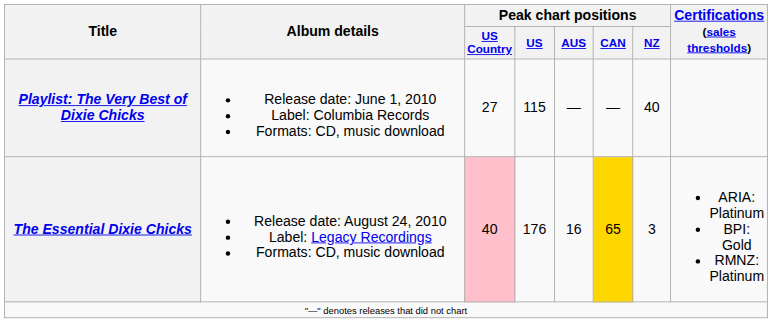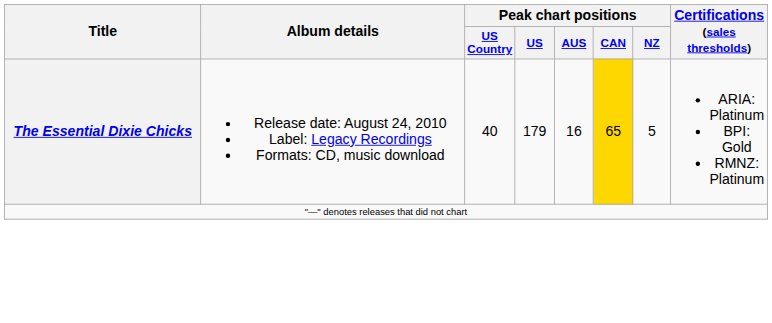- row: (103, 107)
(490, 229) pink background -> (490, 131) no background
(535, 229) 176 -> (535, 131) 179
(652, 229) 3 -> (652, 131) 5
